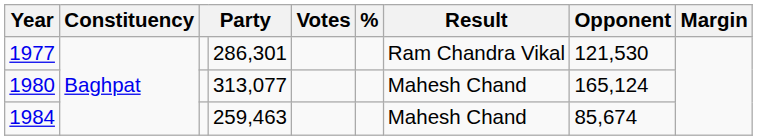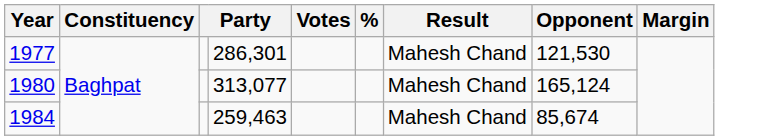(476, 53) Ram Chandra Vikal -> (457, 53) Mahesh Chand
